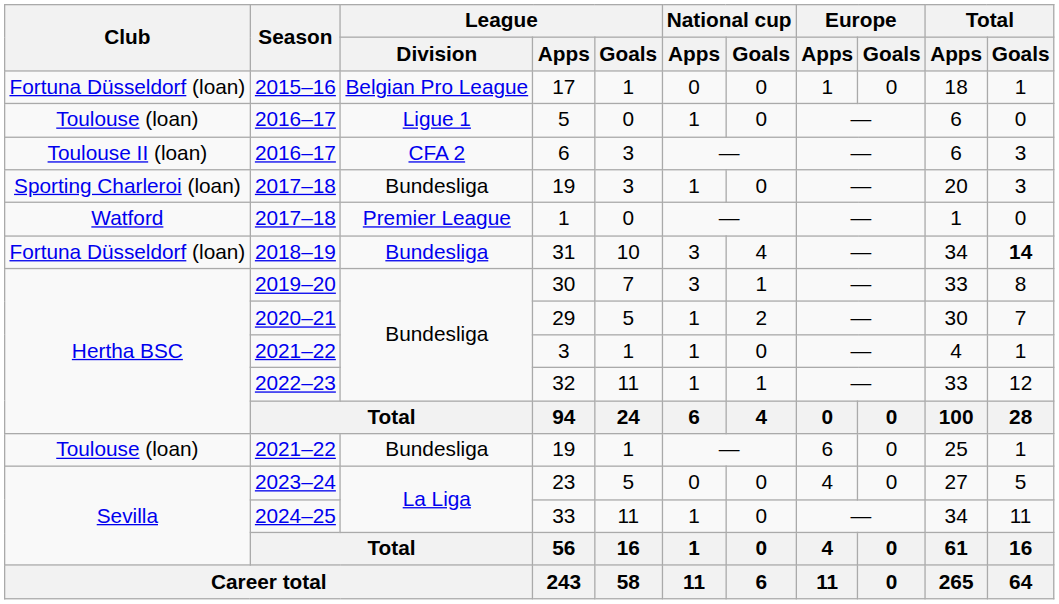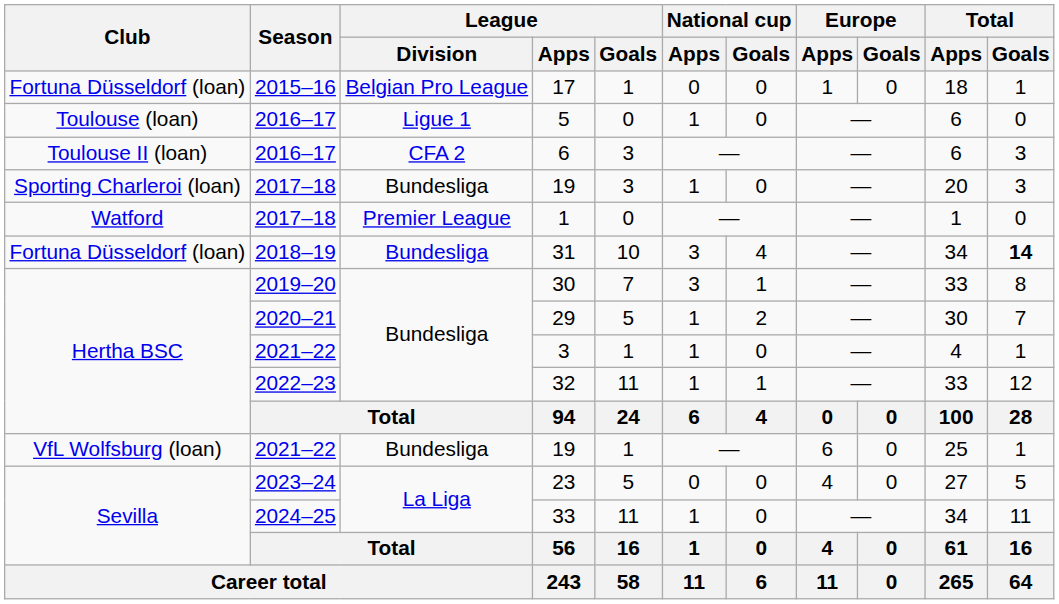(127, 449) Toulouse (loan) -> (127, 449) VfL Wolfsburg (loan)
